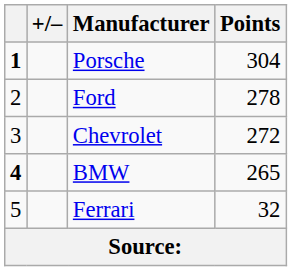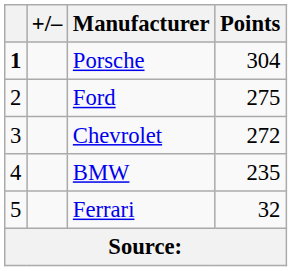(263, 98) 278 -> (263, 98) 275
(16, 172) bold -> (16, 172) normal
(263, 172) 265 -> (263, 172) 235
